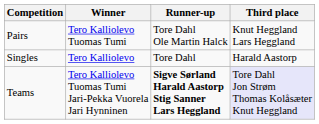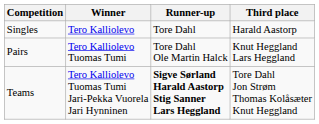rows swapped: (22, 58) <-> (17, 35)
(272, 92) lavender background -> (272, 92) no background
